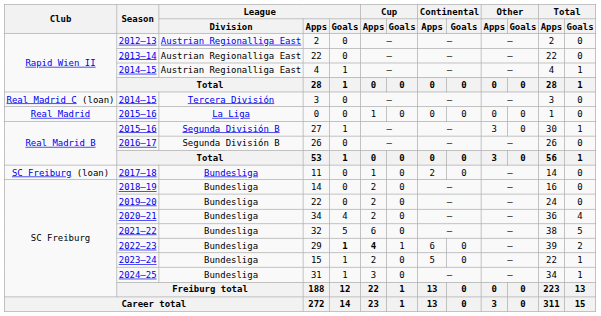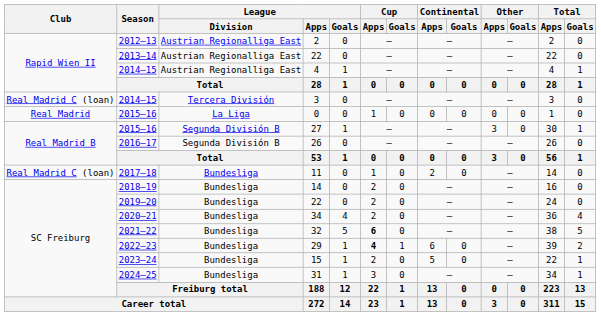(60, 172) SC Freiburg (loan) -> (60, 172) Real Madrid C (loan)
(373, 231) normal -> (373, 231) bold
(345, 246) bold -> (345, 246) normal
